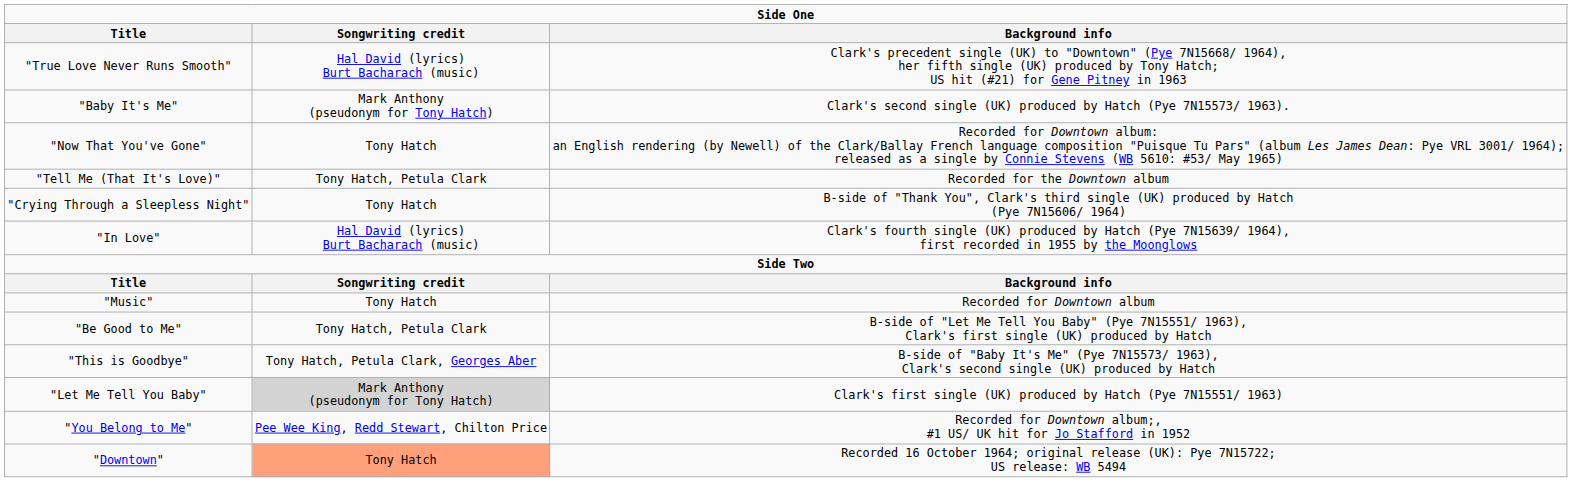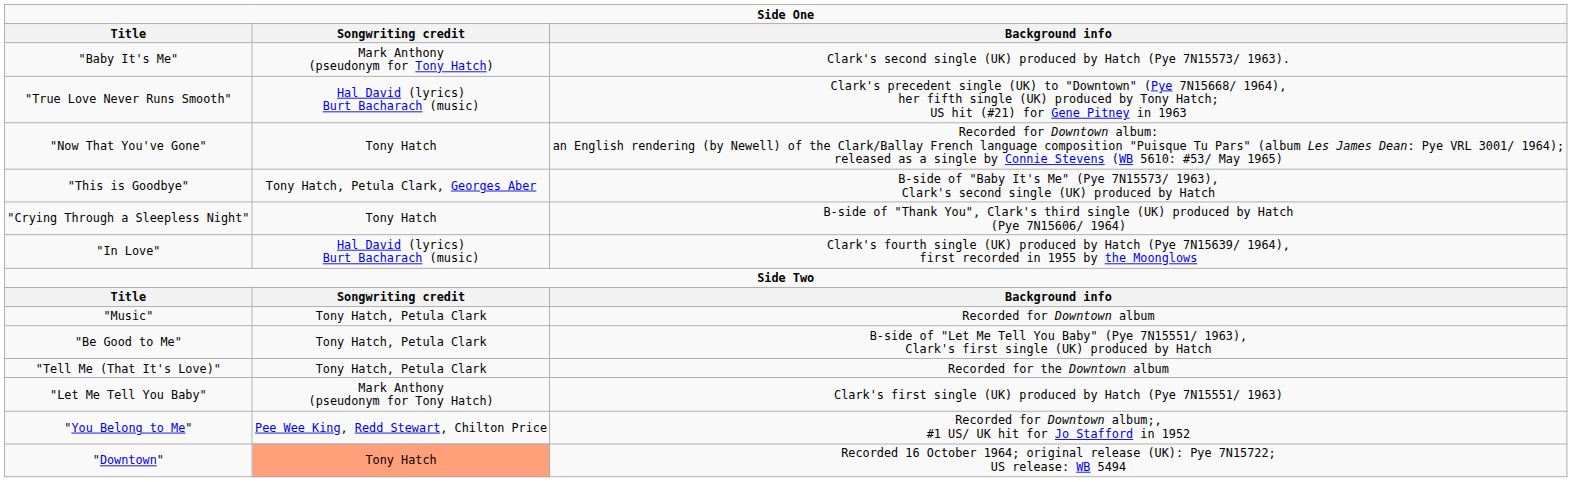rows swapped: (128, 66) <-> (128, 106)
rows swapped: (128, 179) <-> (128, 361)
(401, 302) Tony Hatch -> (401, 316) Tony Hatch, Petula Clark
(401, 394) lightgrey background -> (401, 394) no background
